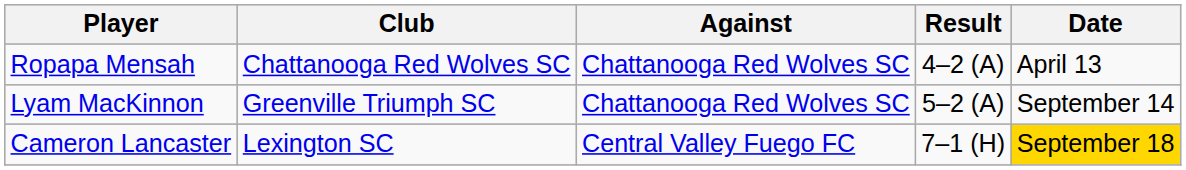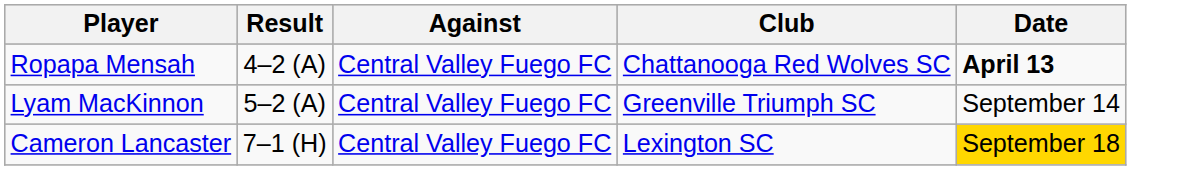columns swapped: (407, 24) <-> (963, 24)
(746, 64) Chattanooga Red Wolves SC -> (475, 64) Central Valley Fuego FC
(1059, 64) normal -> (1008, 64) bold
(746, 104) Chattanooga Red Wolves SC -> (475, 104) Central Valley Fuego FC
